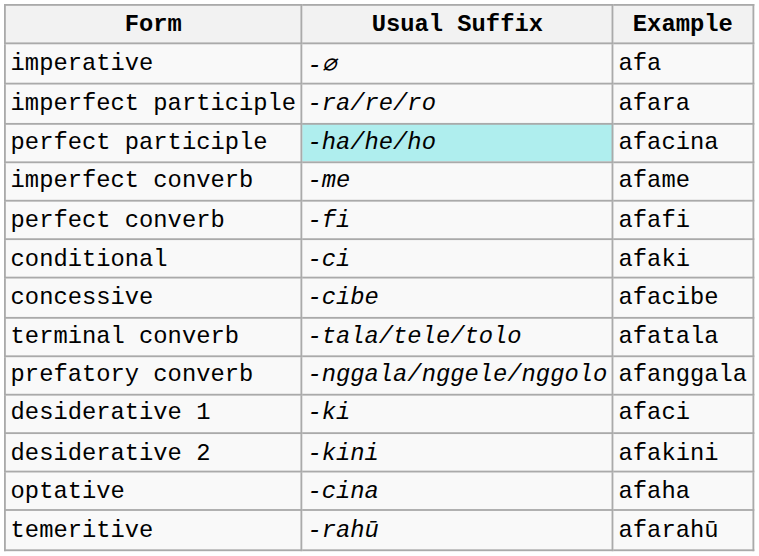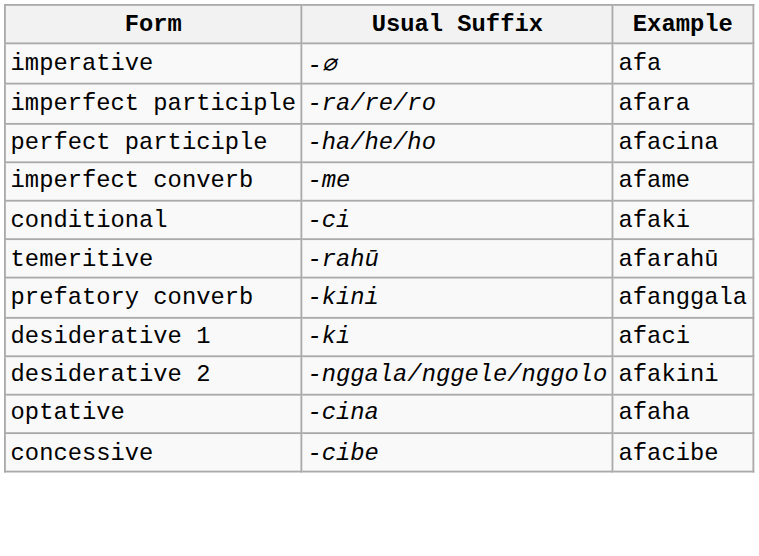(372, 142) paleturquoise background -> (372, 142) no background
- row: (118, 220)
rows swapped: (82, 298) <-> (82, 530)
- row: (125, 336)
(457, 375) -nggala/nggele/nggolo -> (343, 298) -kini
(343, 453) -kini -> (457, 375) -nggala/nggele/nggolo
